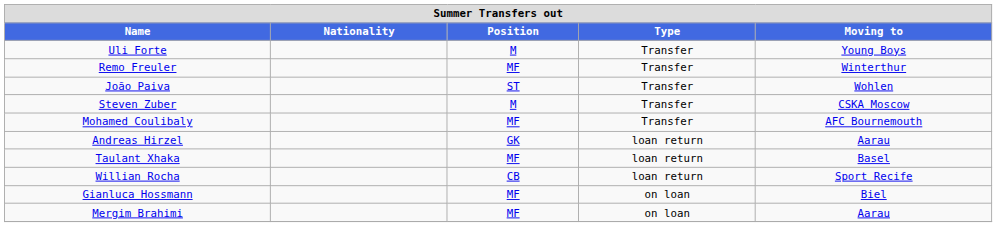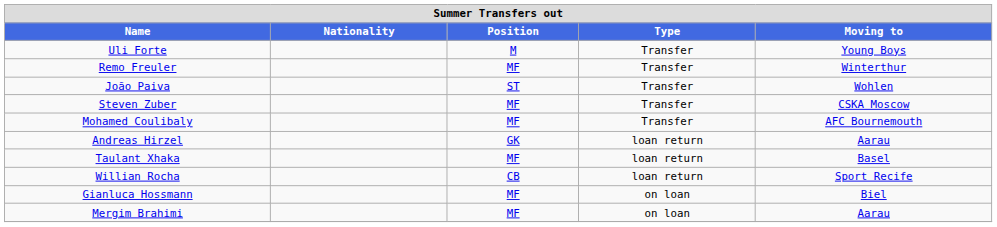(513, 104) M -> (513, 104) MF
